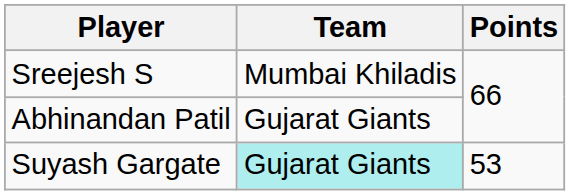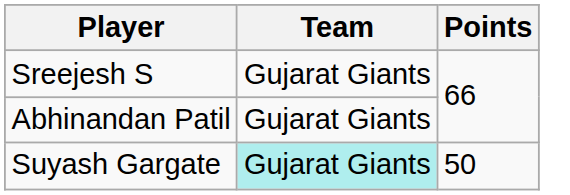(350, 73) Mumbai Khiladis -> (337, 73) Gujarat Giants
(486, 165) 53 -> (460, 165) 50
